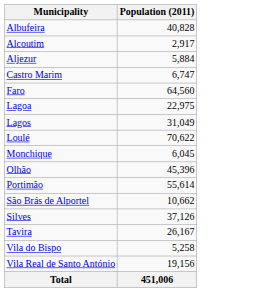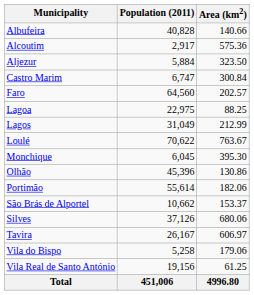+ column: (223, 13)
